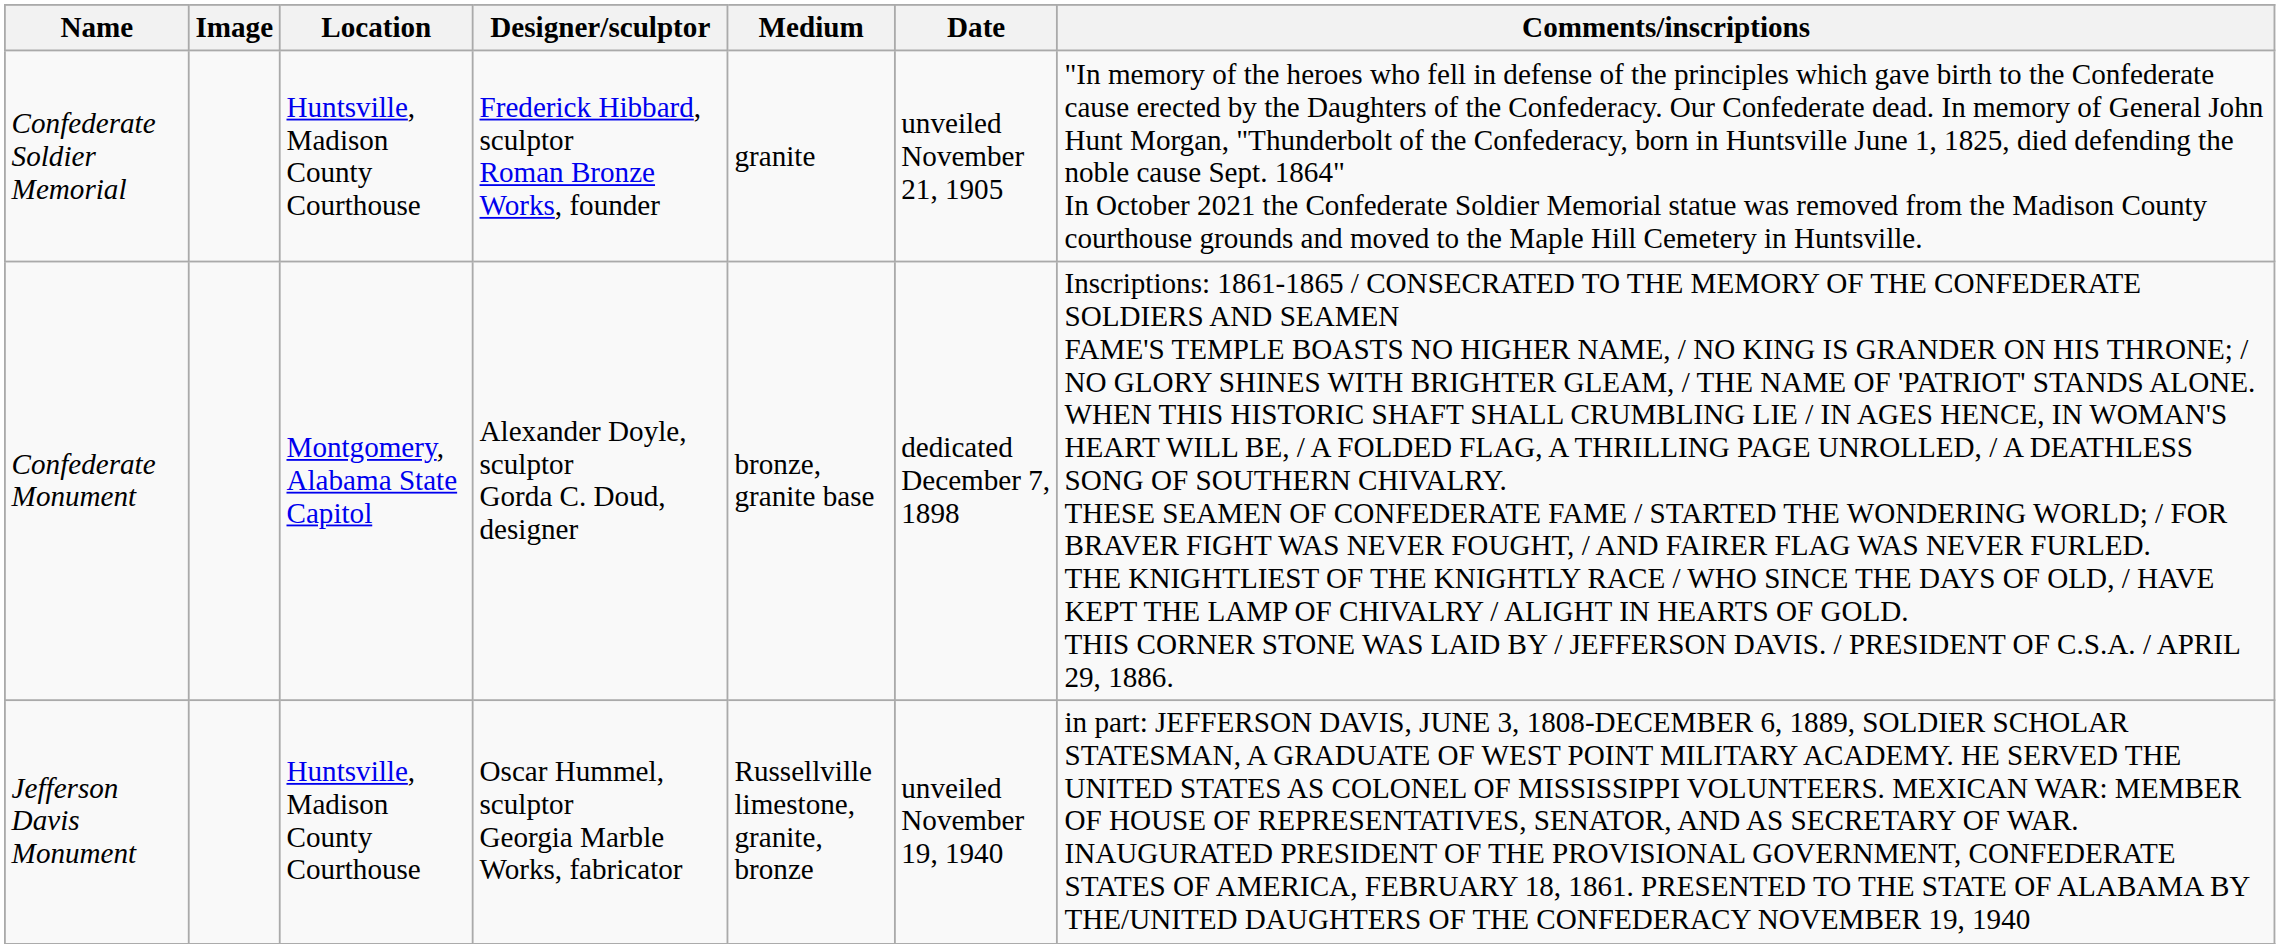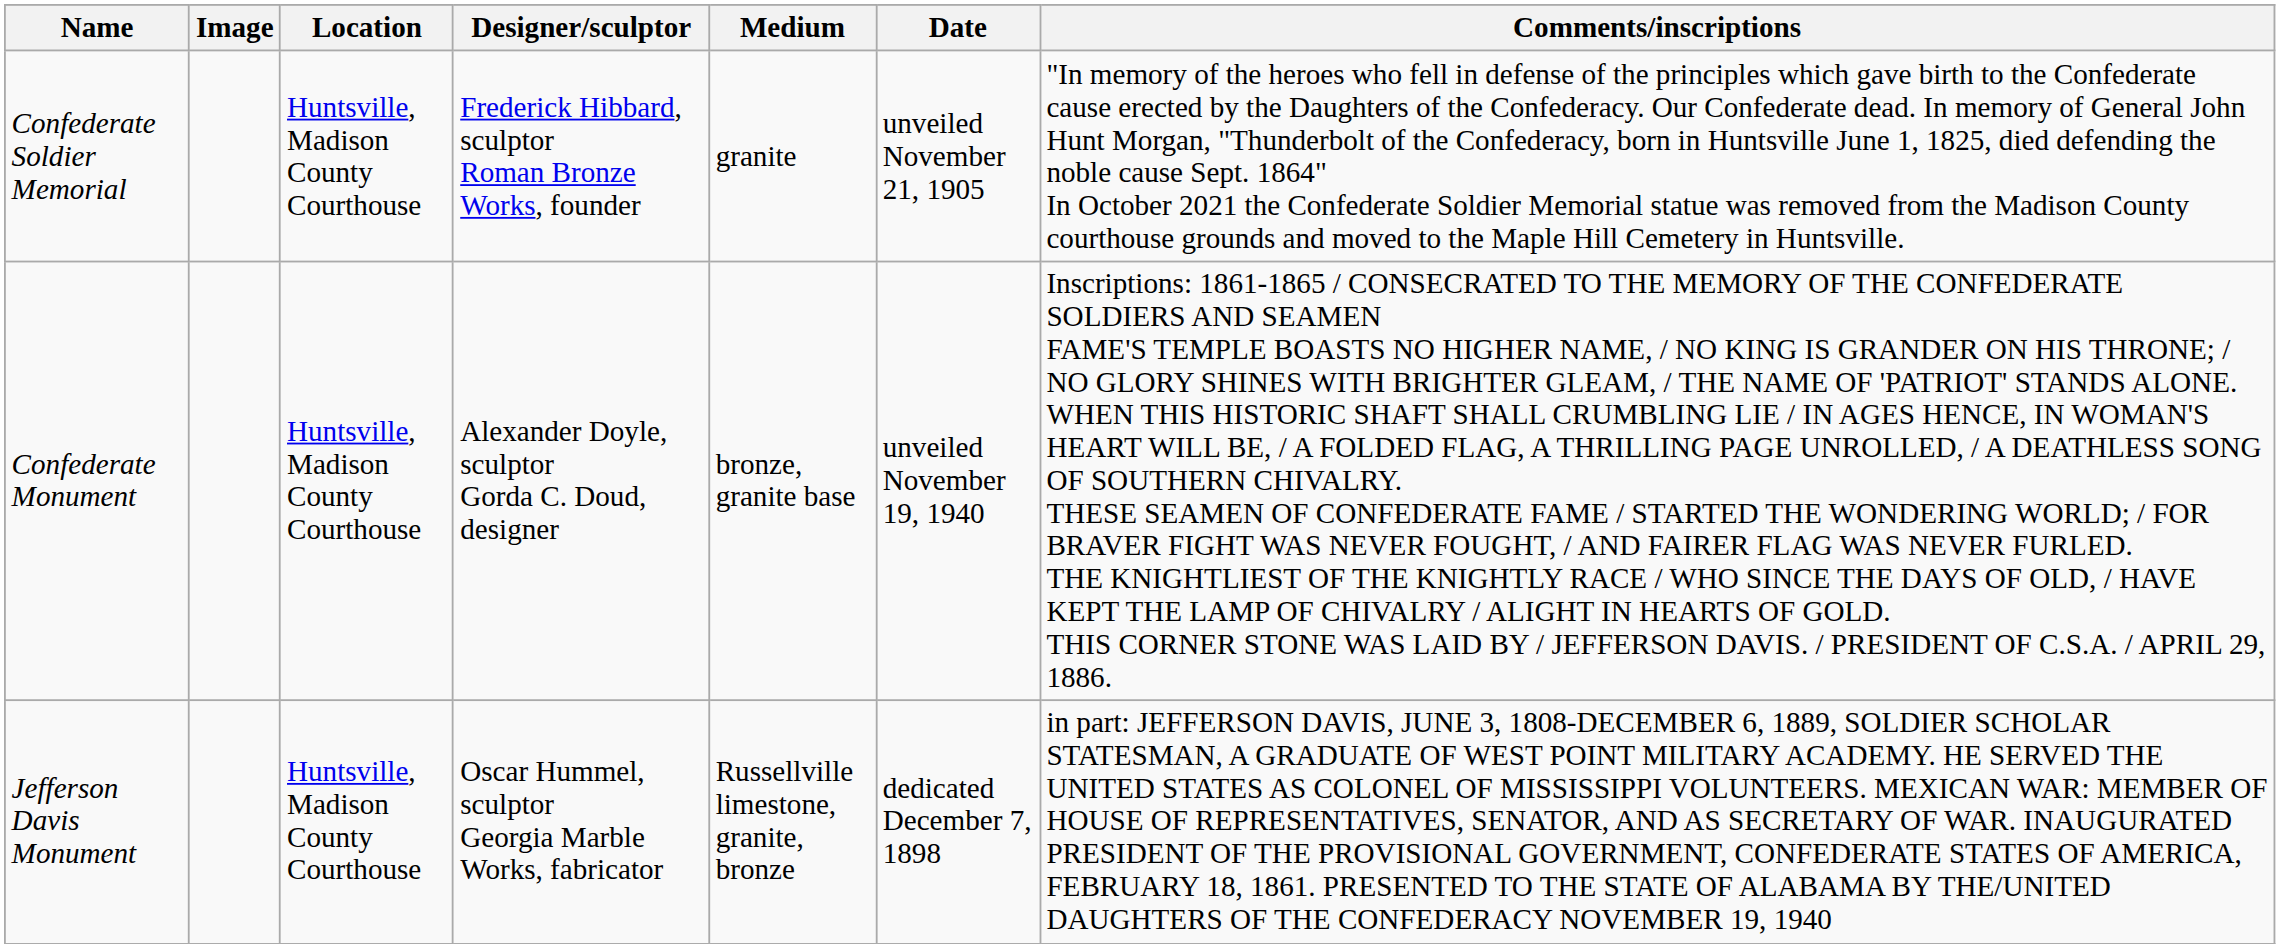(372, 480) Montgomery, Alabama State Capitol -> (354, 480) Huntsville, Madison County Courthouse
(976, 480) dedicated December 7, 1898 -> (944, 480) unveiled November 19, 1940
(963, 821) unveiled November 19, 1940 -> (957, 821) dedicated December 7, 1898
